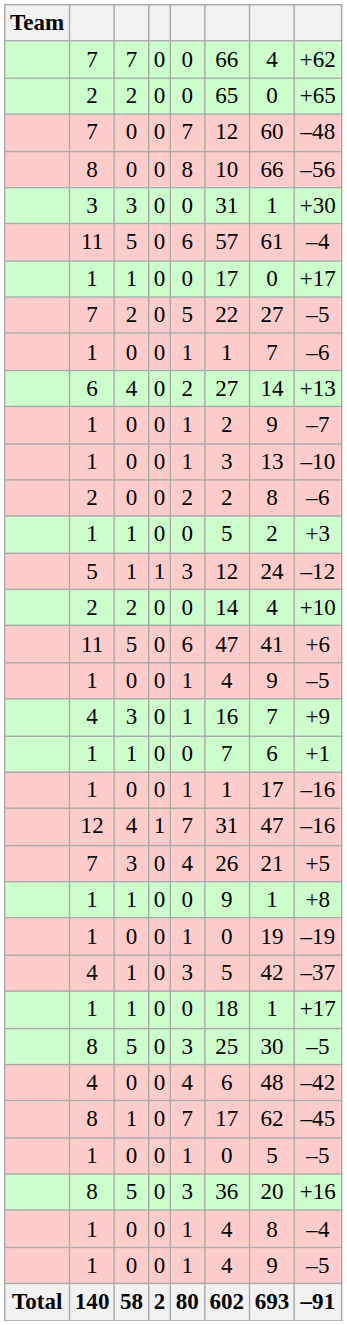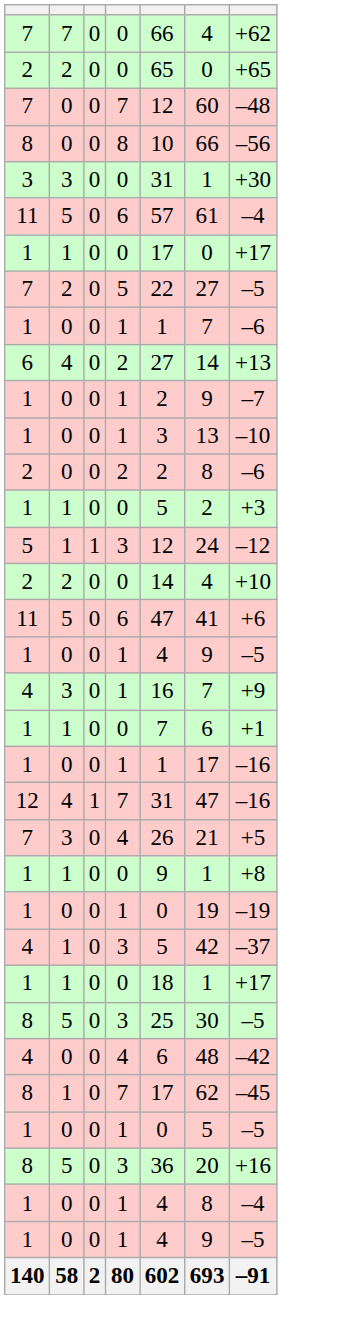- column: (37, 22)
